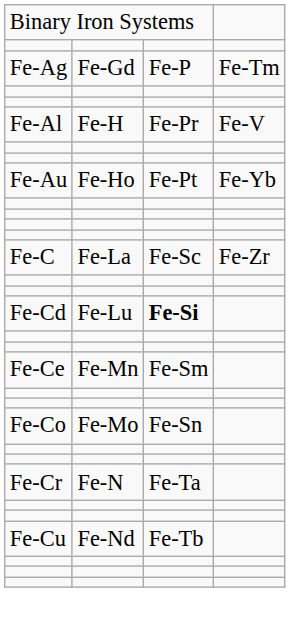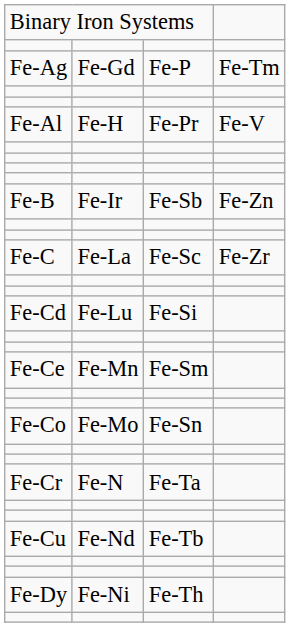- row: (38, 180)
+ row: (32, 201)
(174, 313) bold -> (173, 313) normal
+ row: (38, 594)
